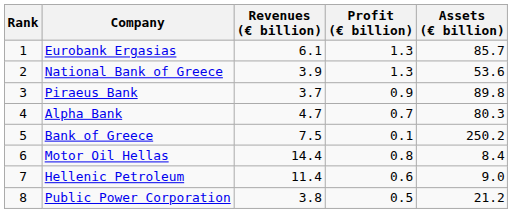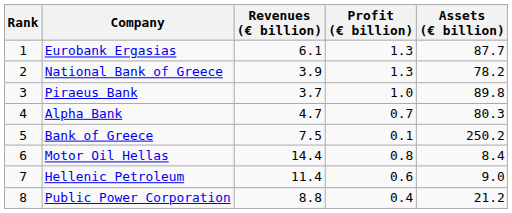(489, 51) 85.7 -> (489, 51) 87.7
(489, 72) 53.6 -> (489, 72) 78.2
(402, 93) 0.9 -> (402, 93) 1.0
(310, 198) 3.8 -> (310, 198) 8.8
(402, 198) 0.5 -> (402, 198) 0.4
